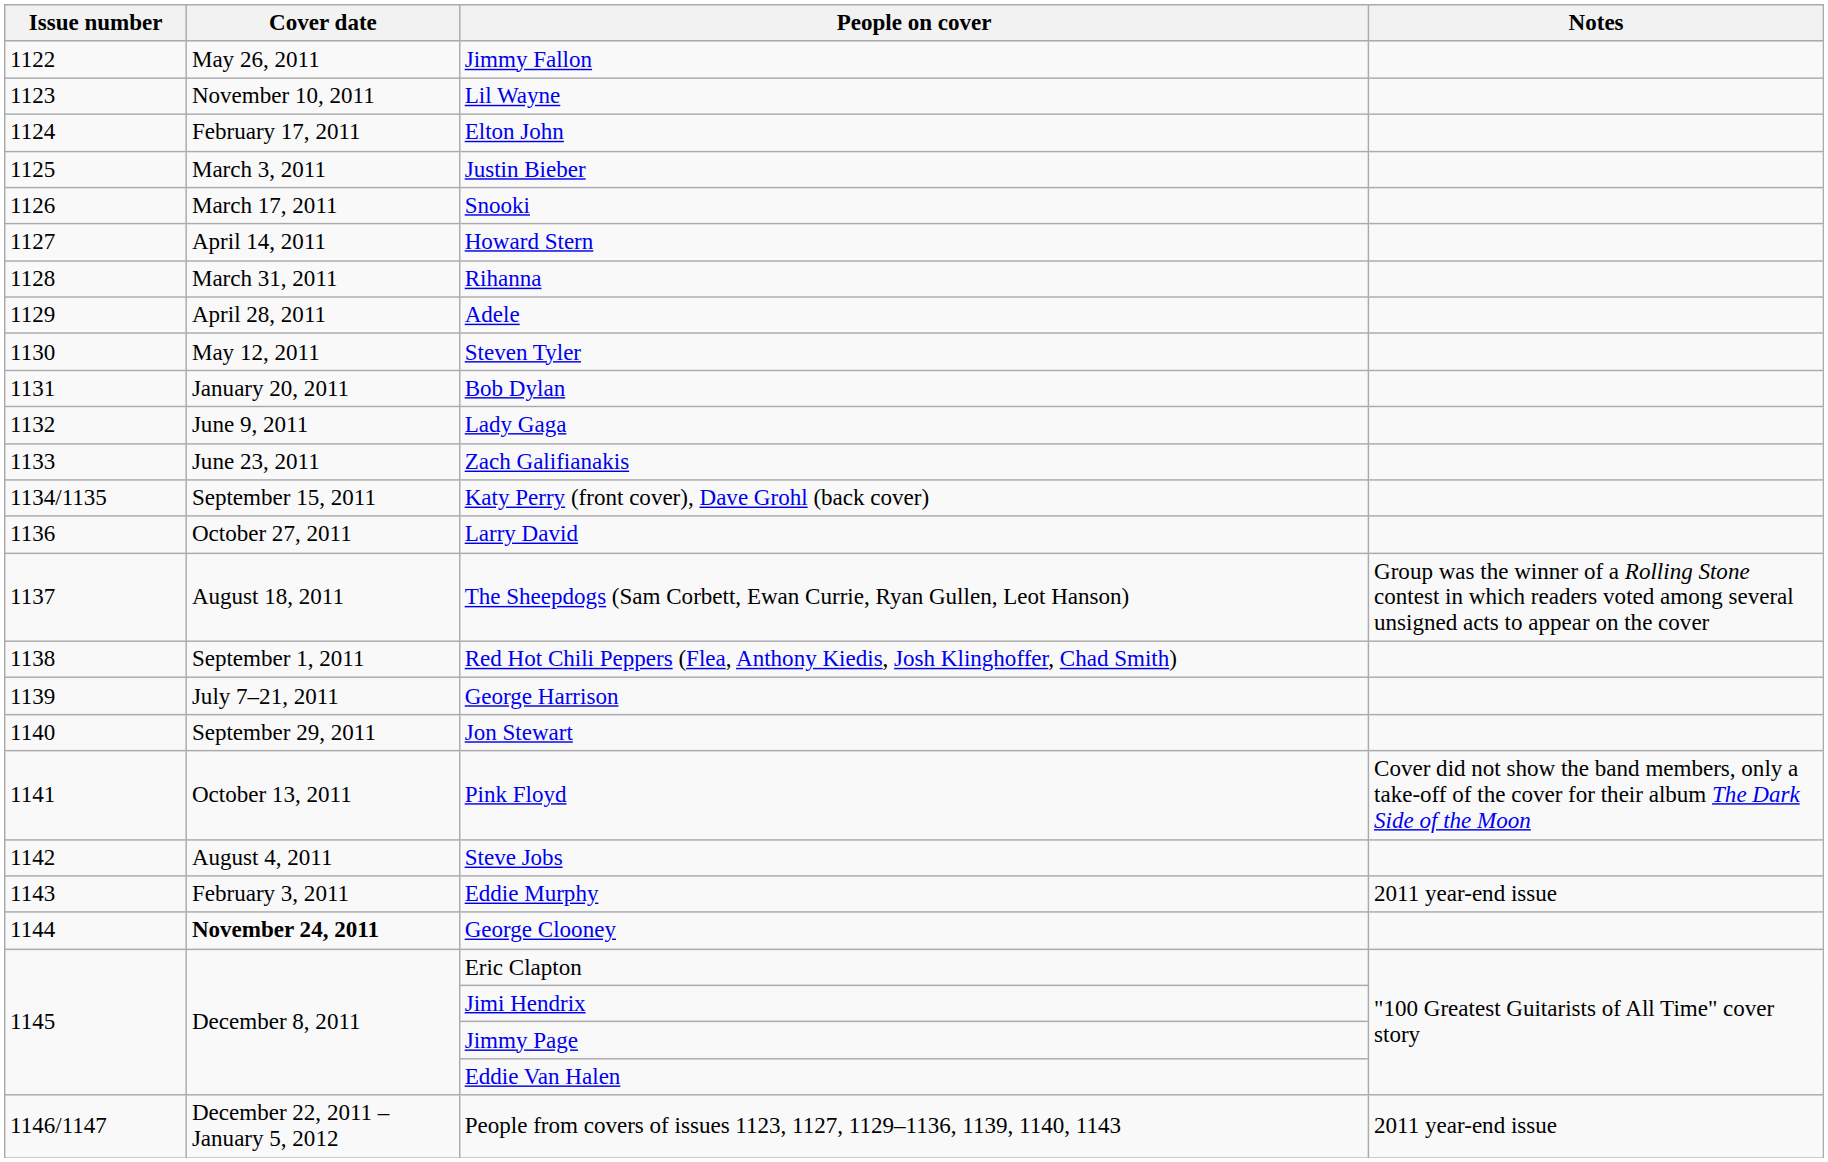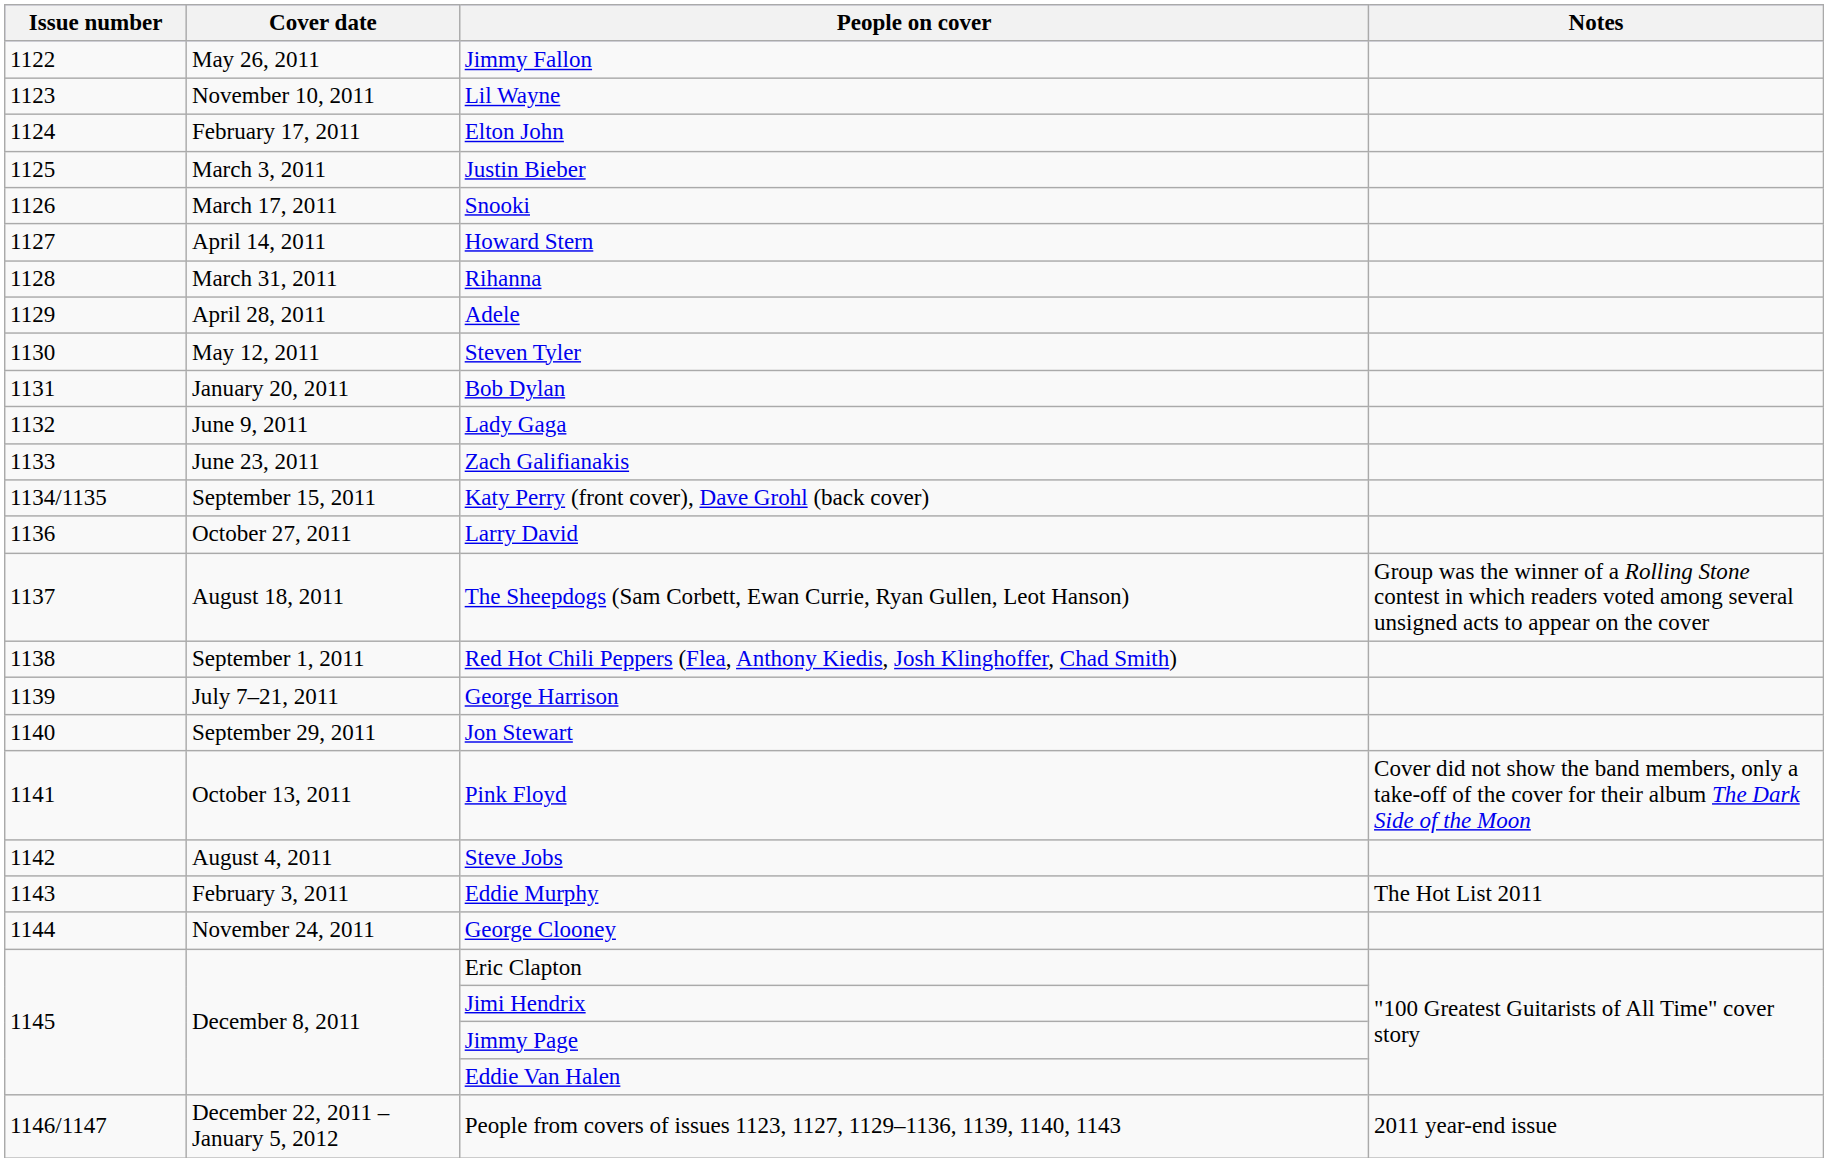(1466, 893) 2011 year-end issue -> (1458, 893) The Hot List 2011
(285, 930) bold -> (283, 930) normal
